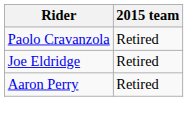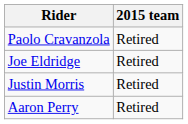+ row: (46, 84)
